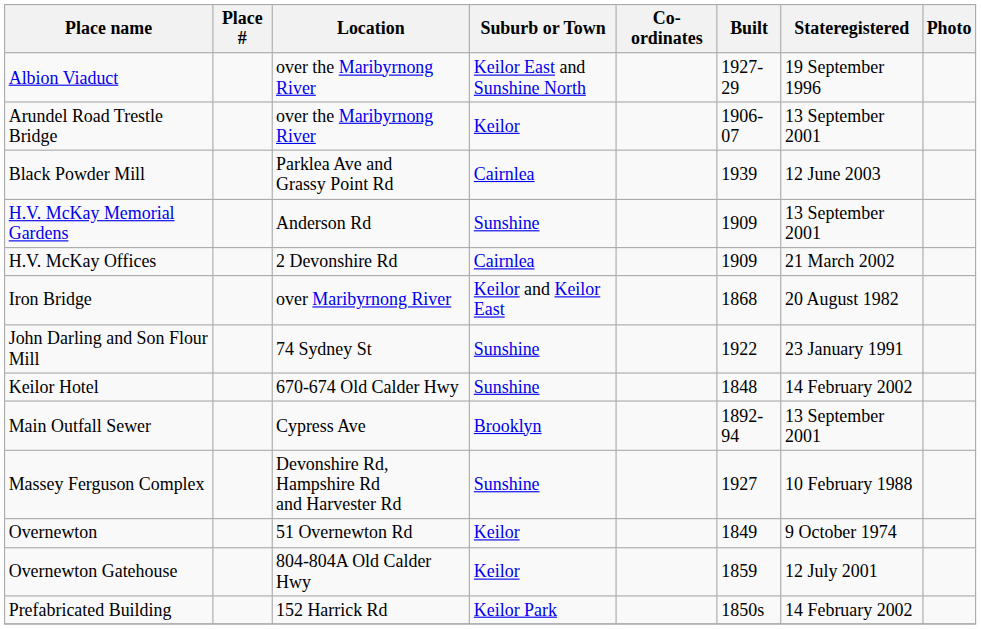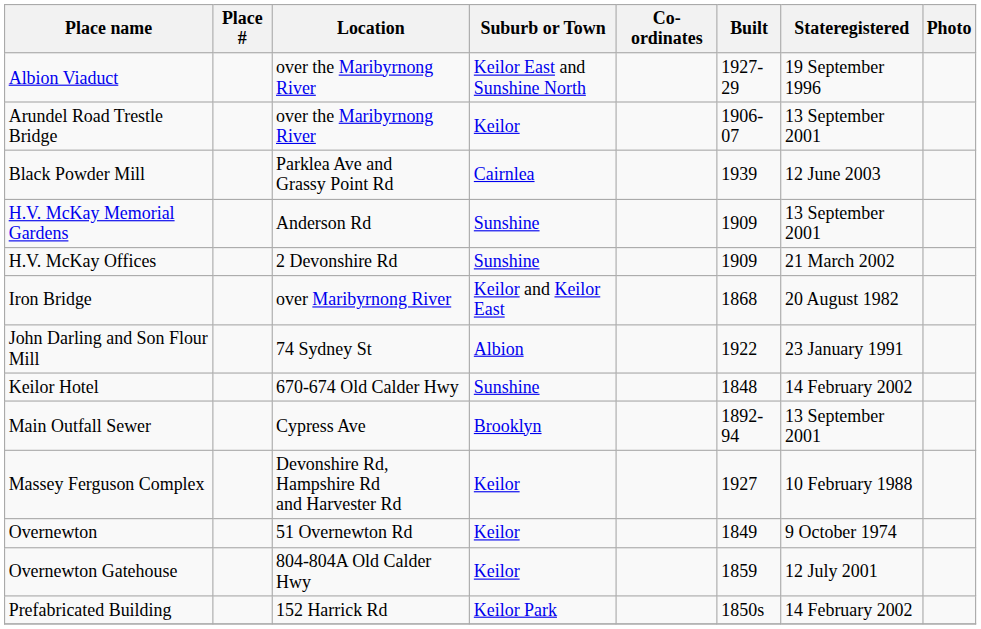(504, 261) Cairnlea -> (507, 261) Sunshine
(507, 348) Sunshine -> (499, 348) Albion
(507, 484) Sunshine -> (497, 484) Keilor
